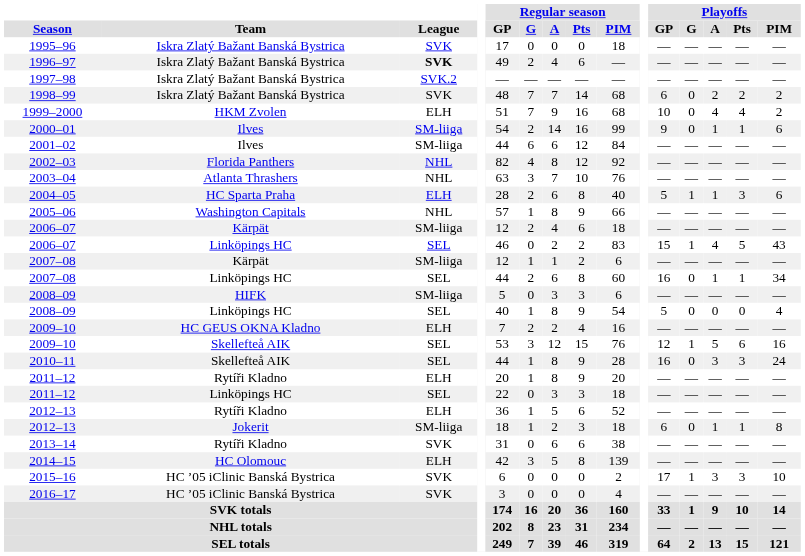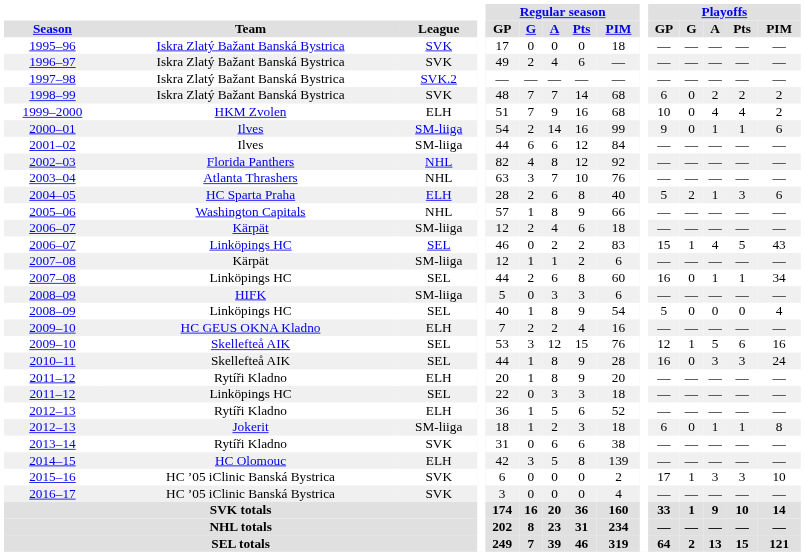(439, 62) bold -> (439, 62) normal
(691, 194) 1 -> (691, 194) 2
